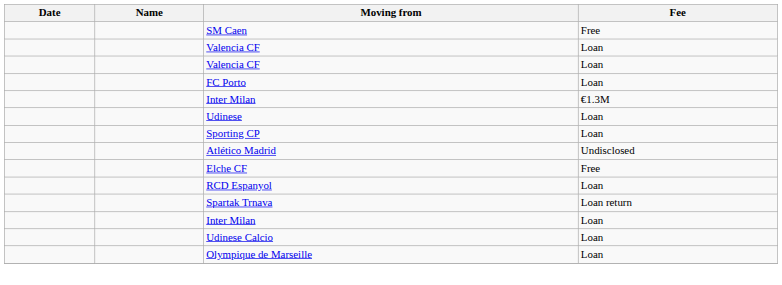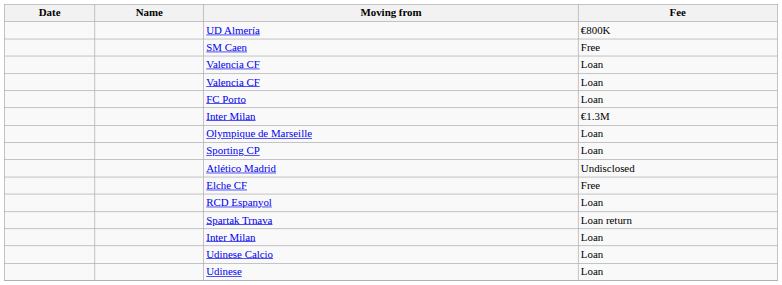+ row: (233, 30)
rows swapped: (224, 116) <-> (259, 254)
